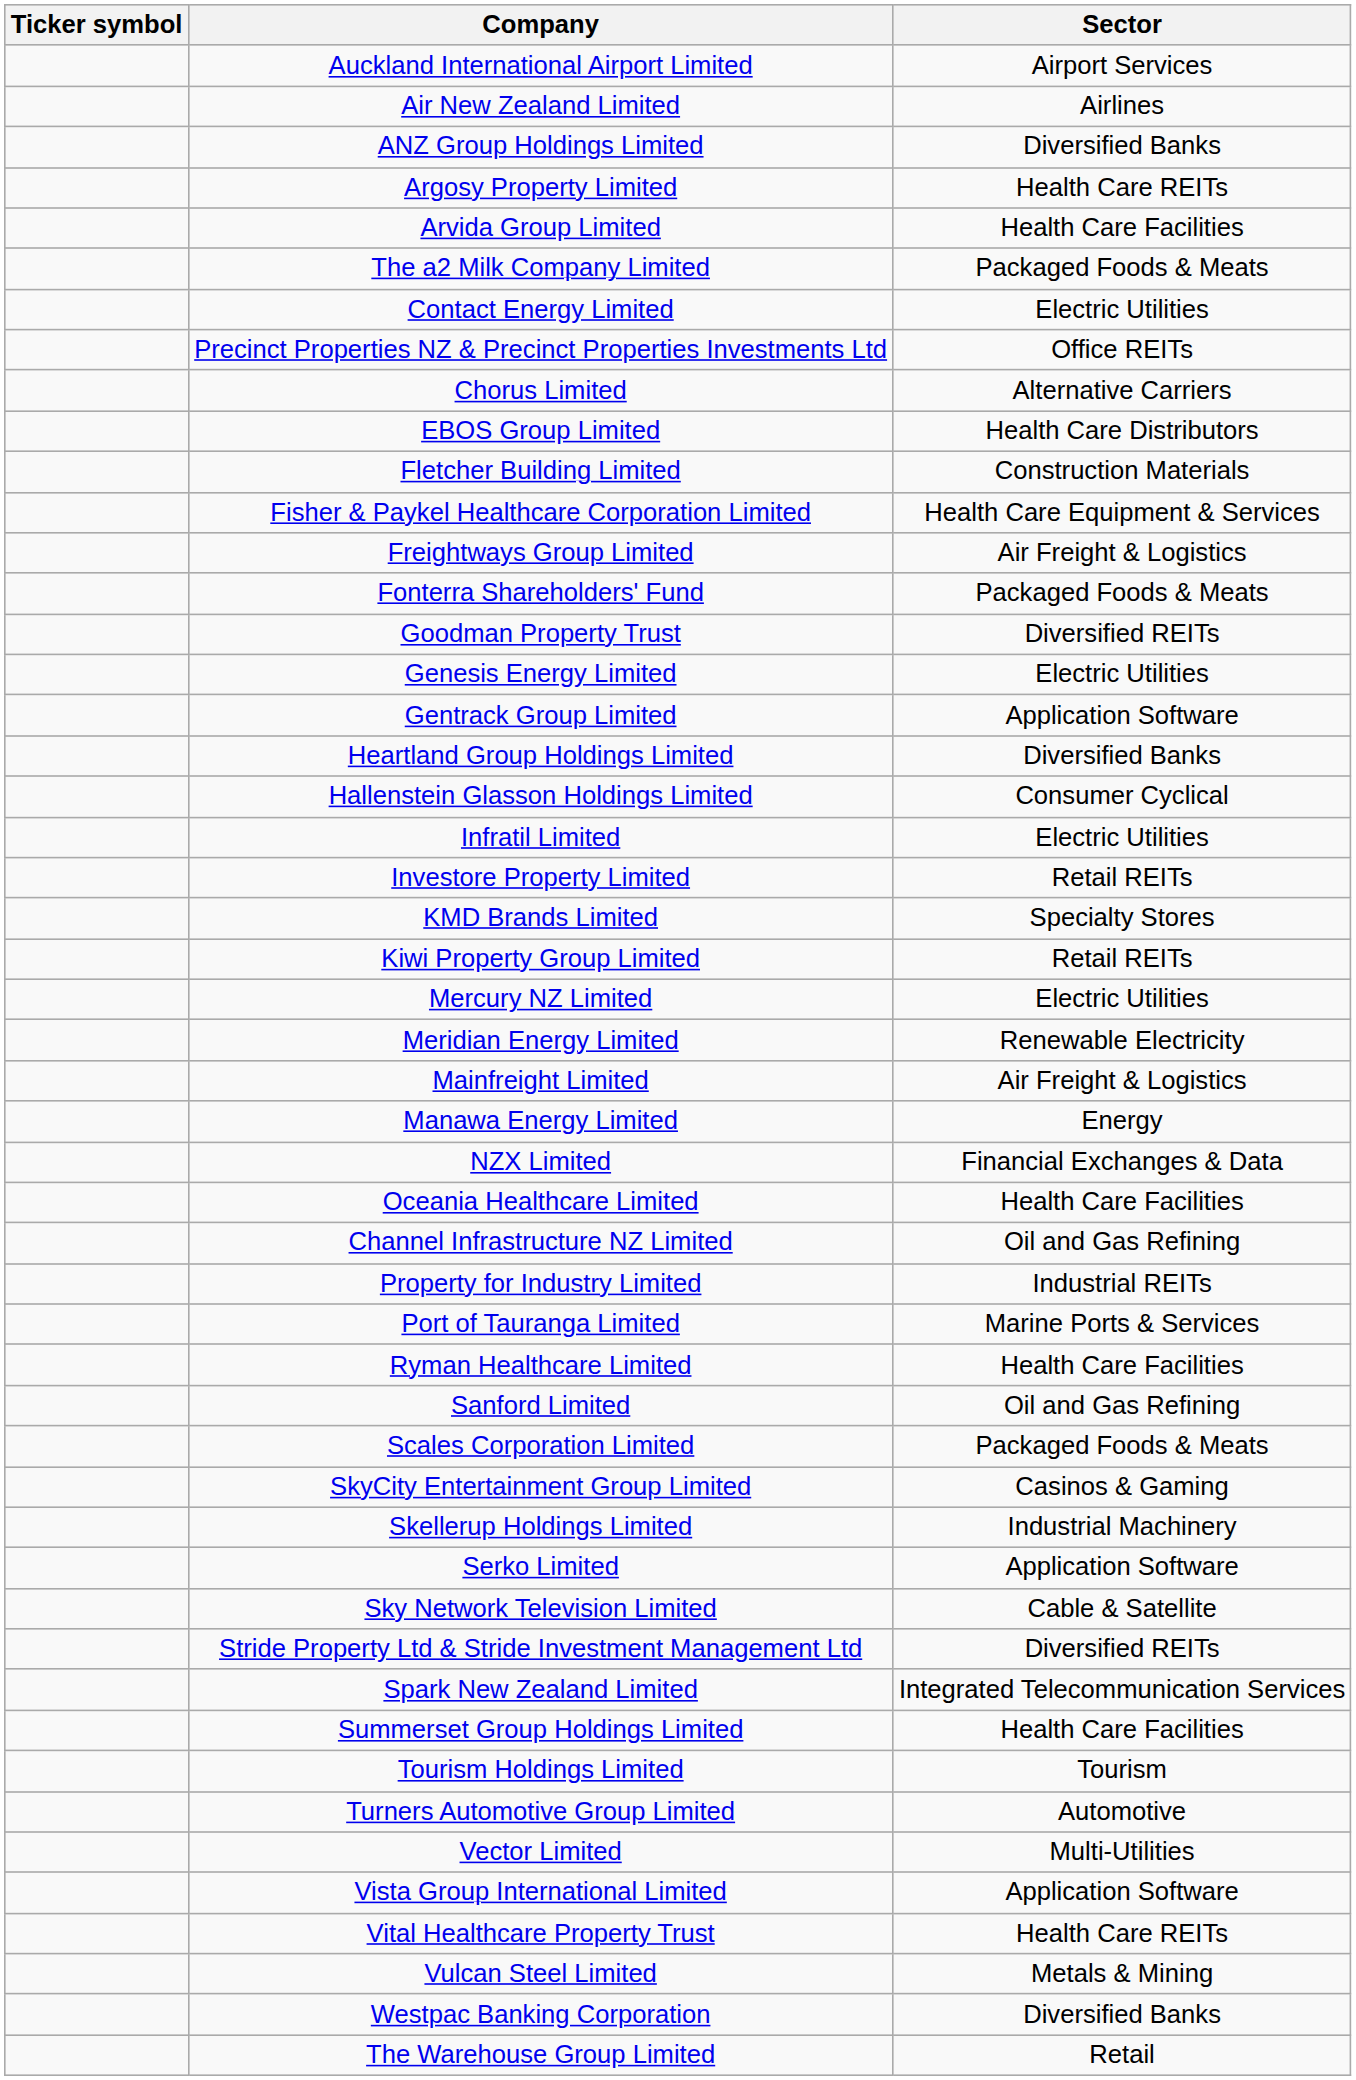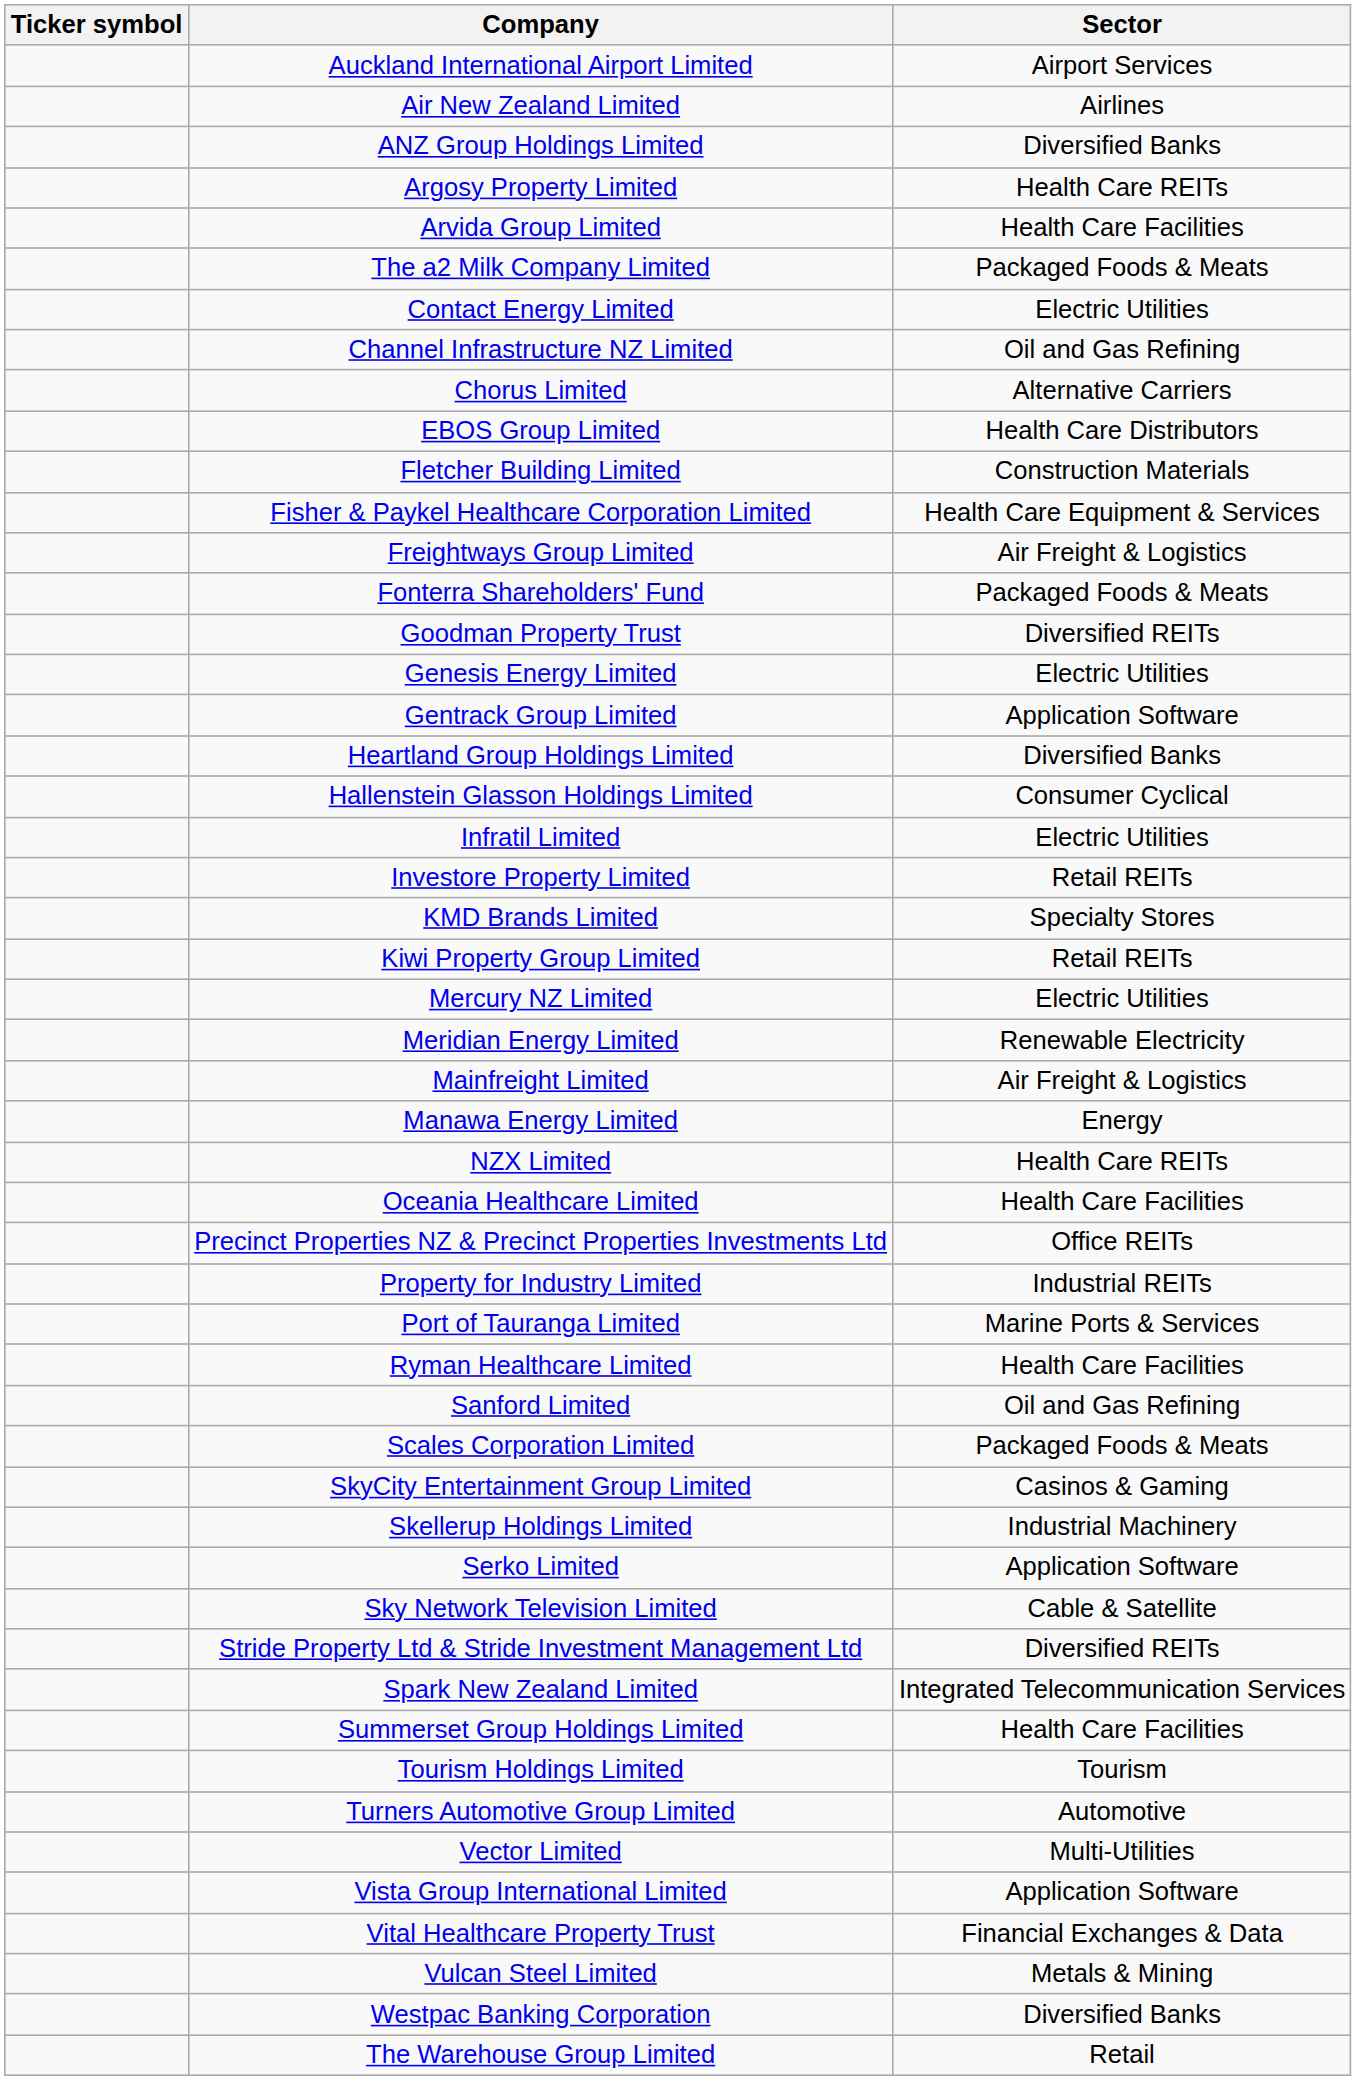rows swapped: (541, 1242) <-> (541, 349)
(1122, 1161) Financial Exchanges & Data -> (1122, 1161) Health Care REITs
(1122, 1932) Health Care REITs -> (1122, 1932) Financial Exchanges & Data
